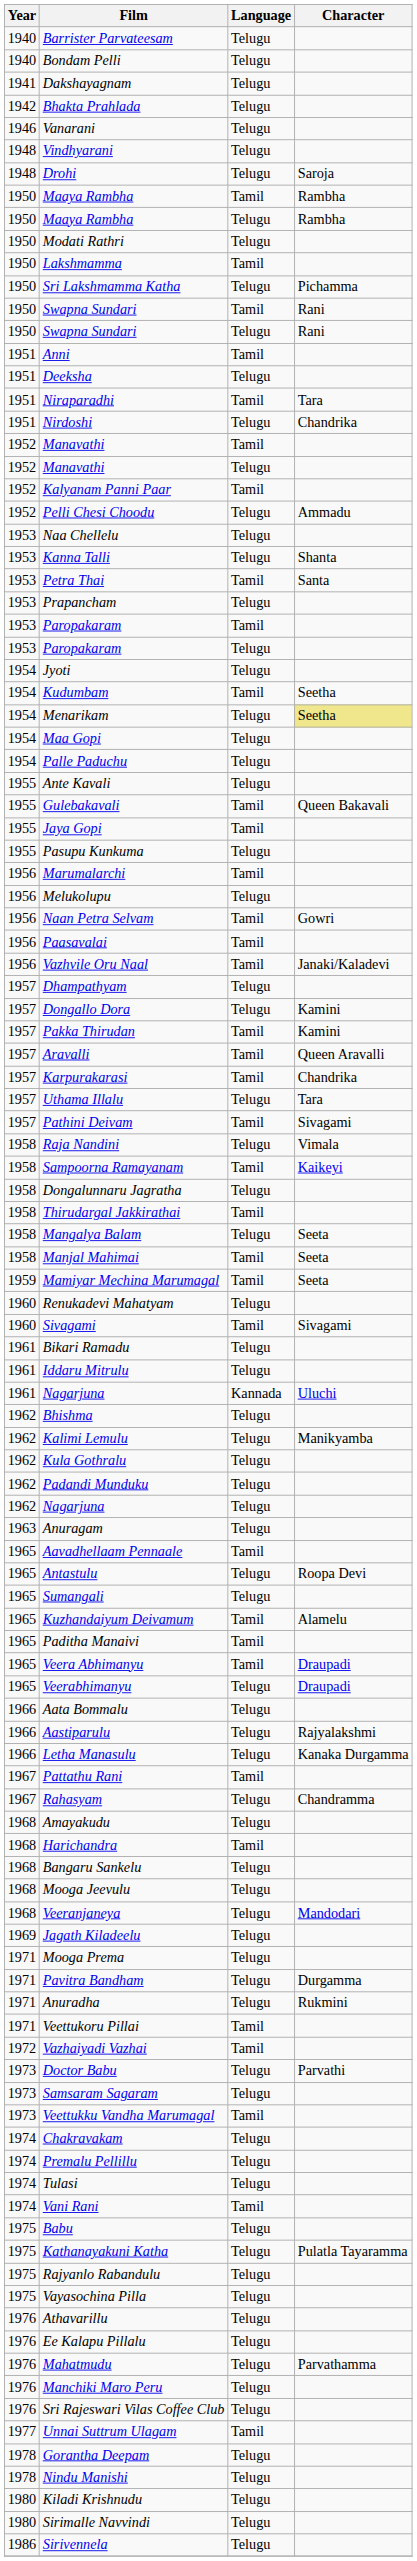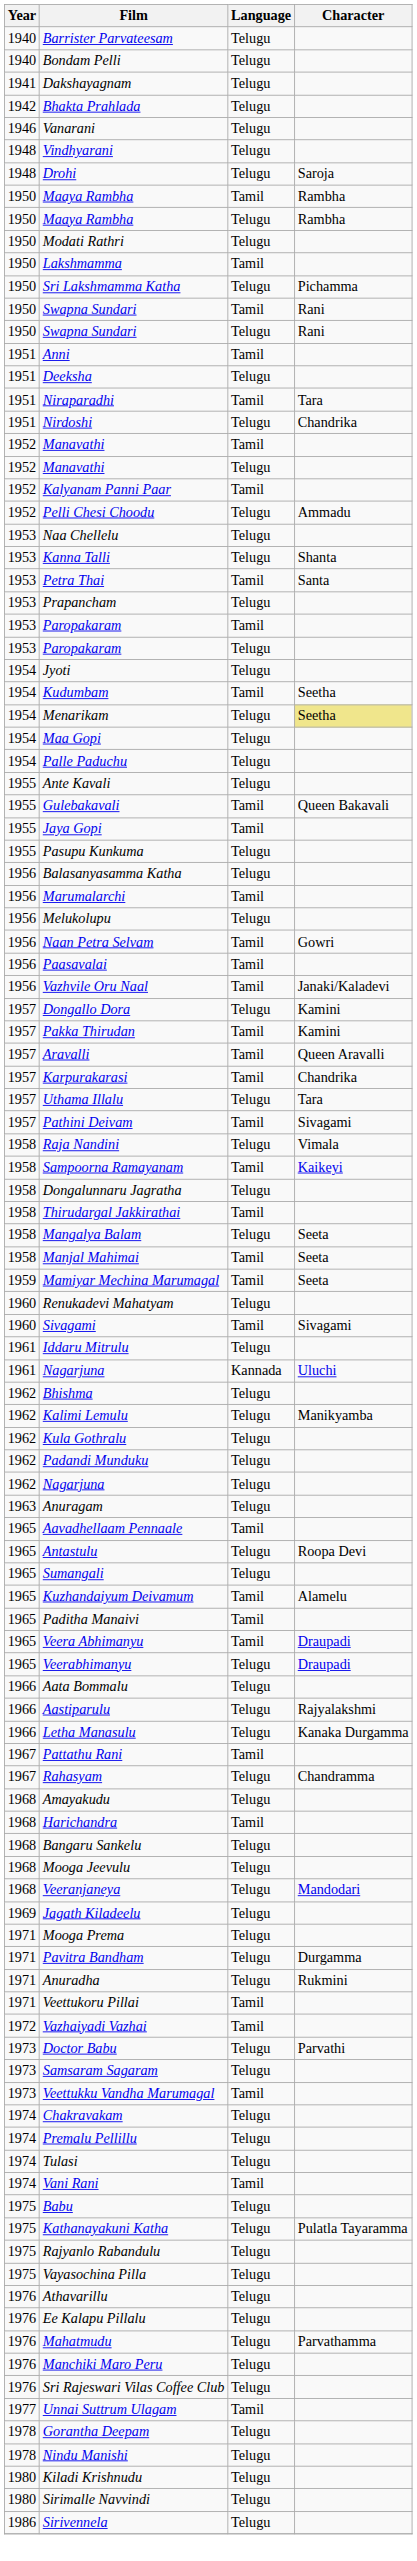+ row: (112, 873)
- row: (85, 986)
- row: (86, 1348)
